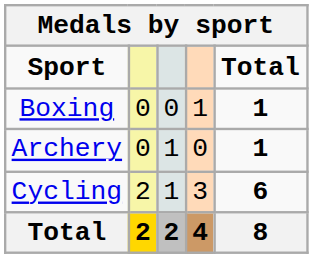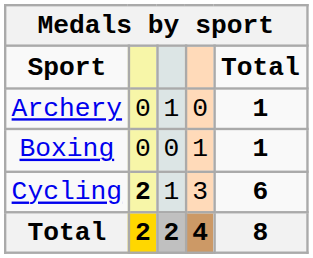rows swapped: (67, 150) <-> (67, 109)
(143, 192) normal -> (143, 192) bold
